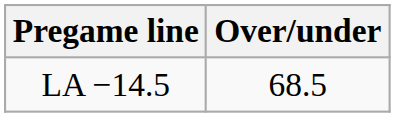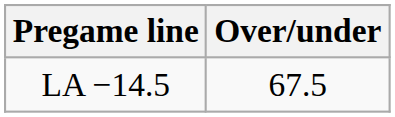(298, 84) 68.5 -> (298, 84) 67.5
